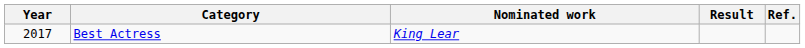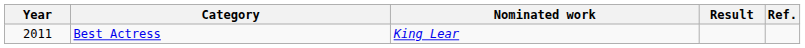(38, 34) 2017 -> (38, 34) 2011
